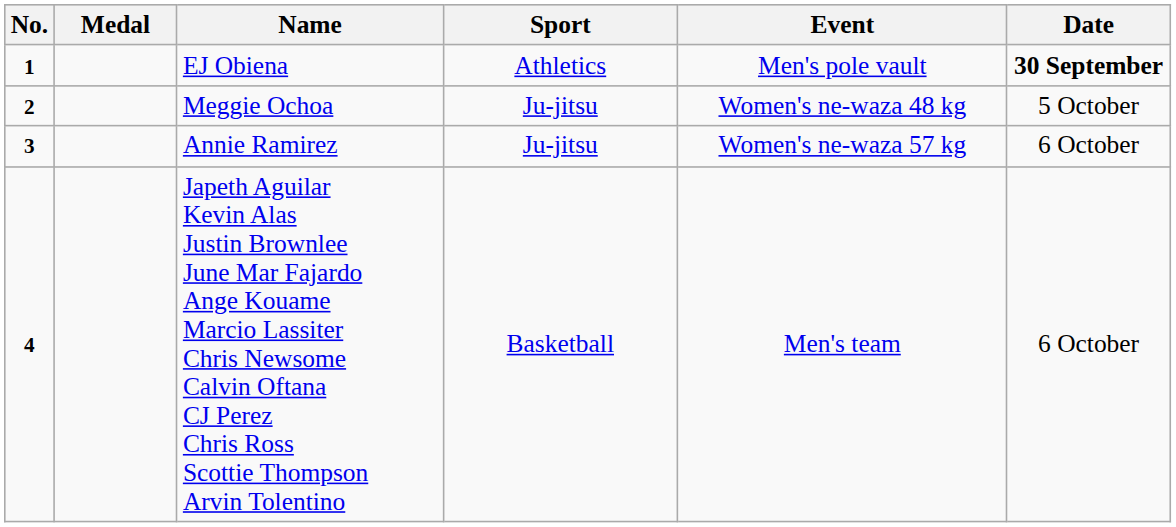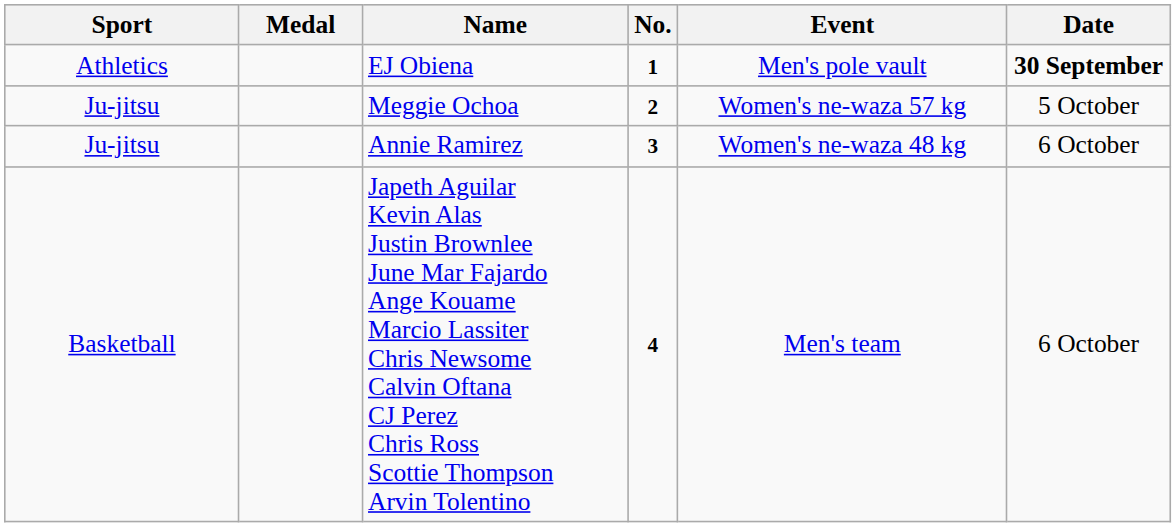columns swapped: (29, 24) <-> (560, 24)
(842, 105) Women's ne-waza 48 kg -> (842, 105) Women's ne-waza 57 kg
(842, 145) Women's ne-waza 57 kg -> (842, 145) Women's ne-waza 48 kg
